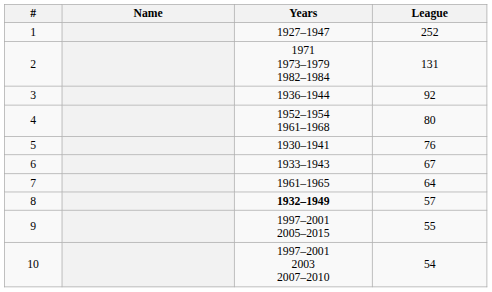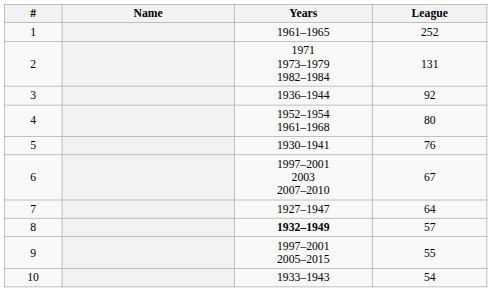(303, 32) 1927–1947 -> (303, 32) 1961–1965
(303, 164) 1933–1943 -> (303, 177) 1997–2001 2003 2007–2010
(303, 182) 1961–1965 -> (303, 209) 1927–1947
(303, 264) 1997–2001 2003 2007–2010 -> (303, 277) 1933–1943
